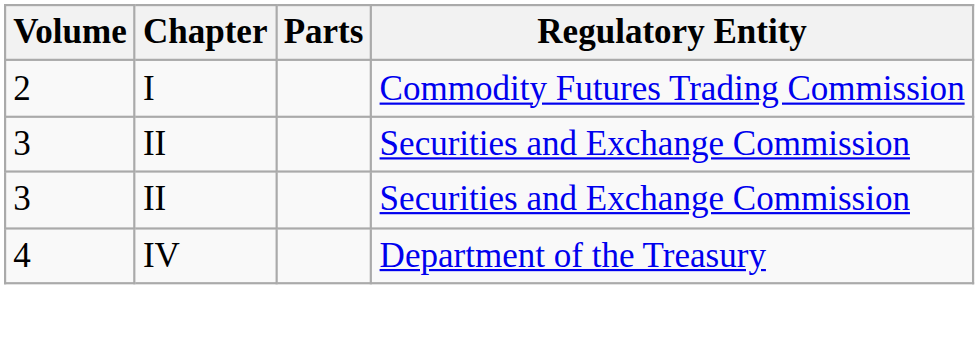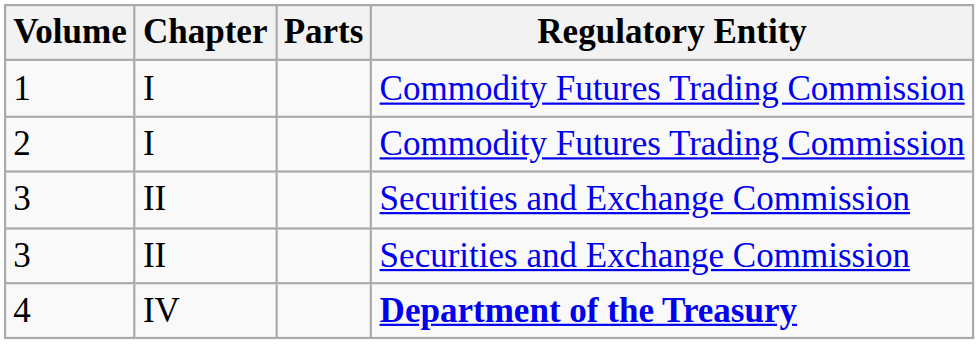+ row: (22, 87)
(573, 254) normal -> (588, 310) bold
